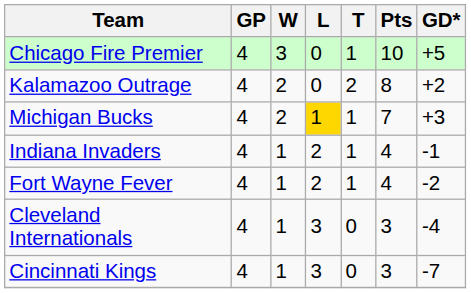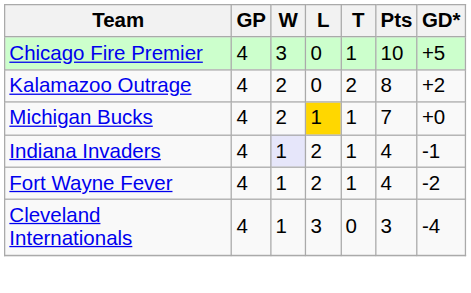(434, 118) +3 -> (434, 118) +0
(281, 150) no background -> (281, 150) lavender background
- row: (83, 271)
